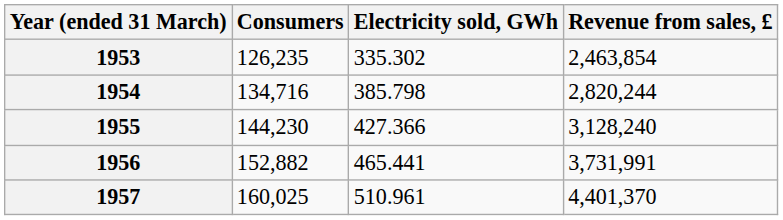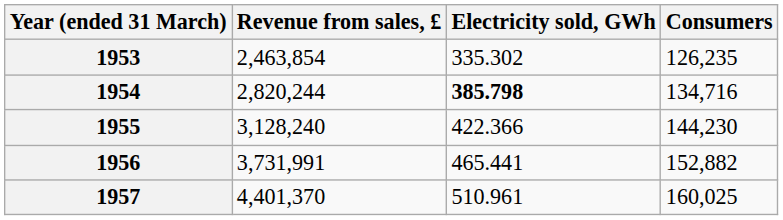columns swapped: (290, 22) <-> (670, 22)
(390, 92) normal -> (487, 92) bold
(390, 127) 427.366 -> (487, 127) 422.366
